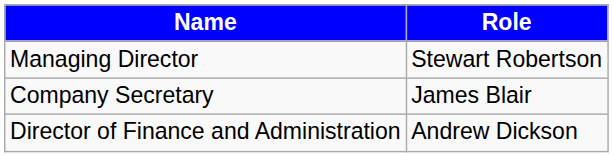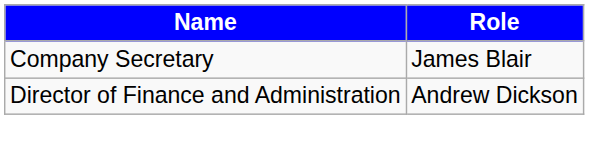- row: (104, 59)
